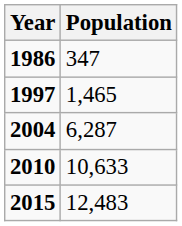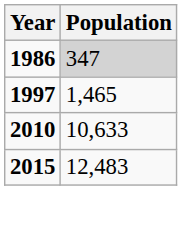(83, 58) no background -> (83, 58) lightgrey background
- row: (33, 130)
